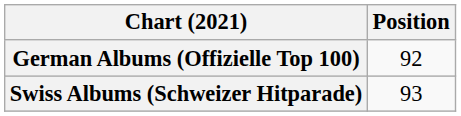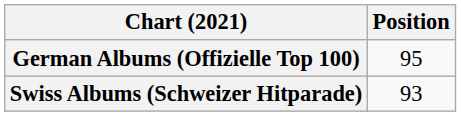(411, 57) 92 -> (411, 57) 95
